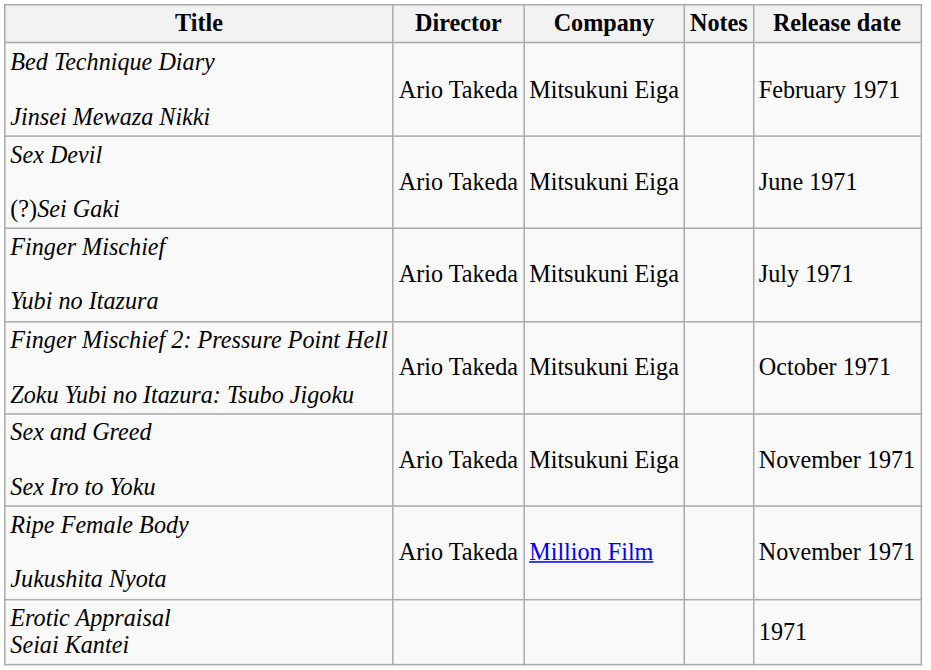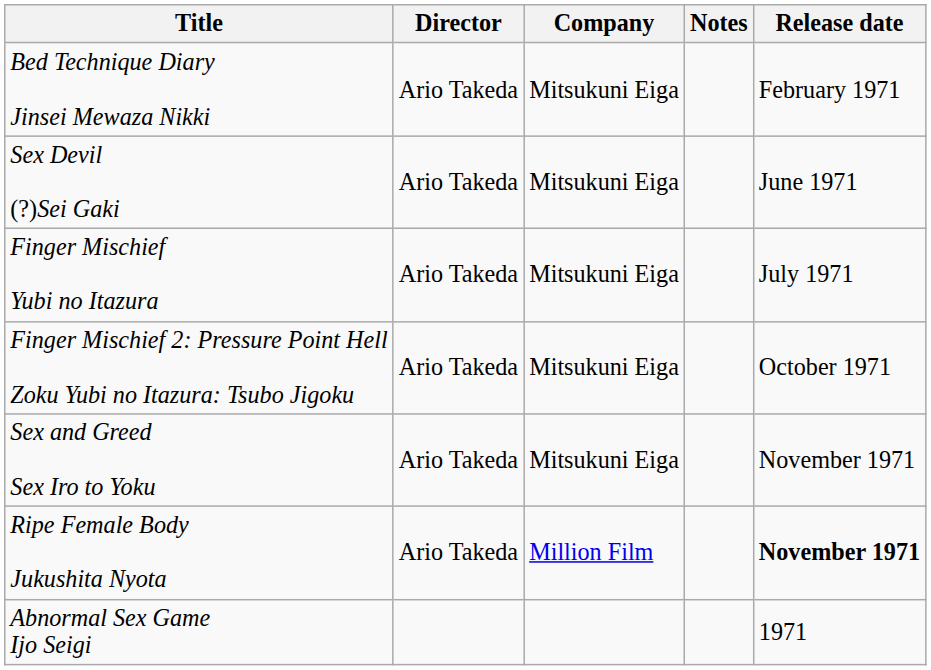(837, 552) normal -> (839, 552) bold
+ row: (110, 631)
- row: (91, 631)
